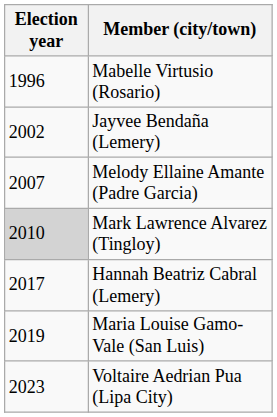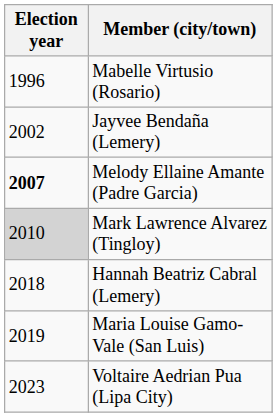(27, 183) normal -> (27, 183) bold
(27, 285) 2017 -> (27, 285) 2018
